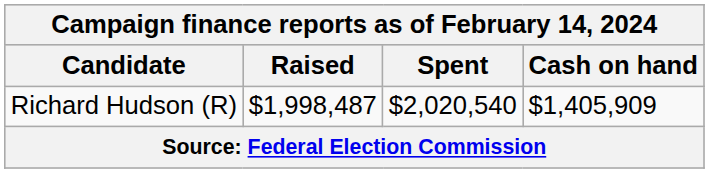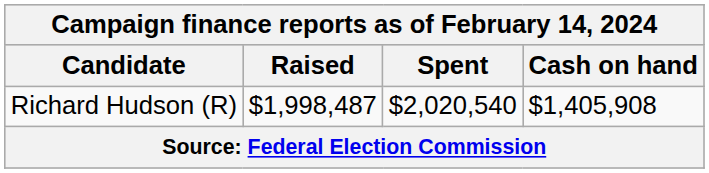(593, 106) $1,405,909 -> (593, 106) $1,405,908
